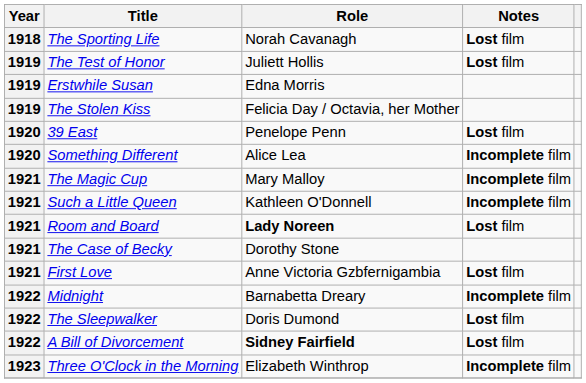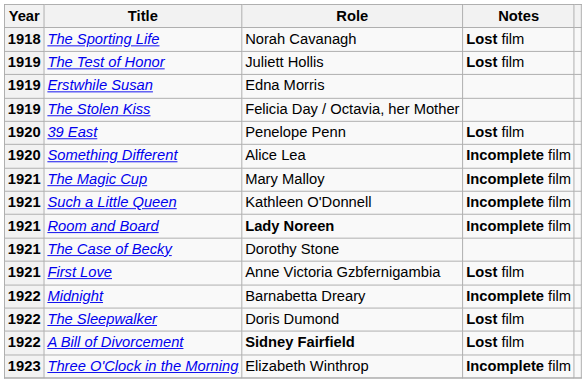(495, 226) Lost film -> (519, 226) Incomplete film
